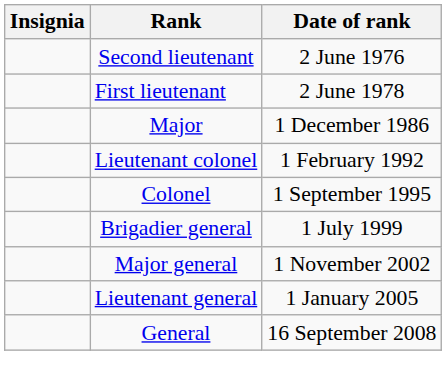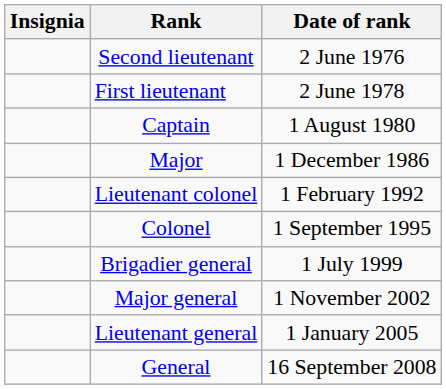+ row: (176, 125)
